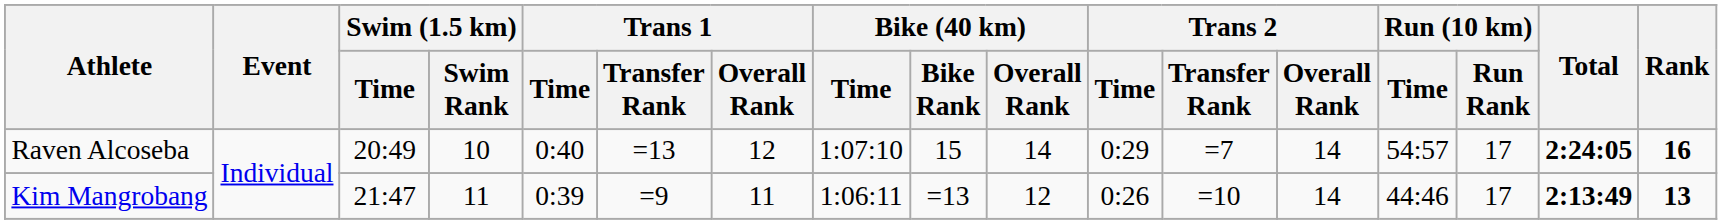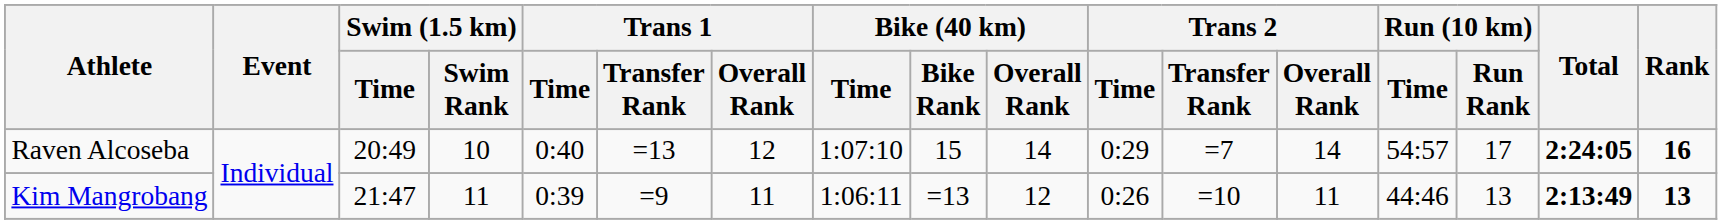(1327, 196) 14 -> (1327, 196) 11
(1498, 196) 17 -> (1498, 196) 13
